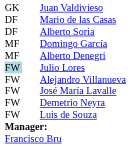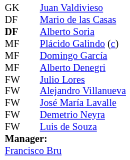(11, 31) normal -> (12, 31) bold
+ row: (79, 43)
(12, 67) lightblue background -> (12, 79) no background
